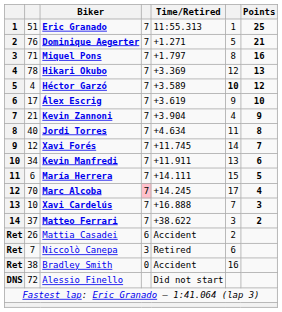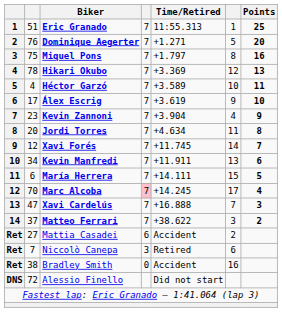(259, 42) 21 -> (259, 42) 20
(33, 57) 71 -> (33, 57) 75
(233, 86) bold -> (233, 86) normal
(259, 86) 12 -> (259, 86) 11
(33, 116) 21 -> (33, 116) 23
(33, 131) 40 -> (33, 131) 20
(33, 206) 10 -> (33, 206) 47
(33, 236) 26 -> (33, 236) 27
